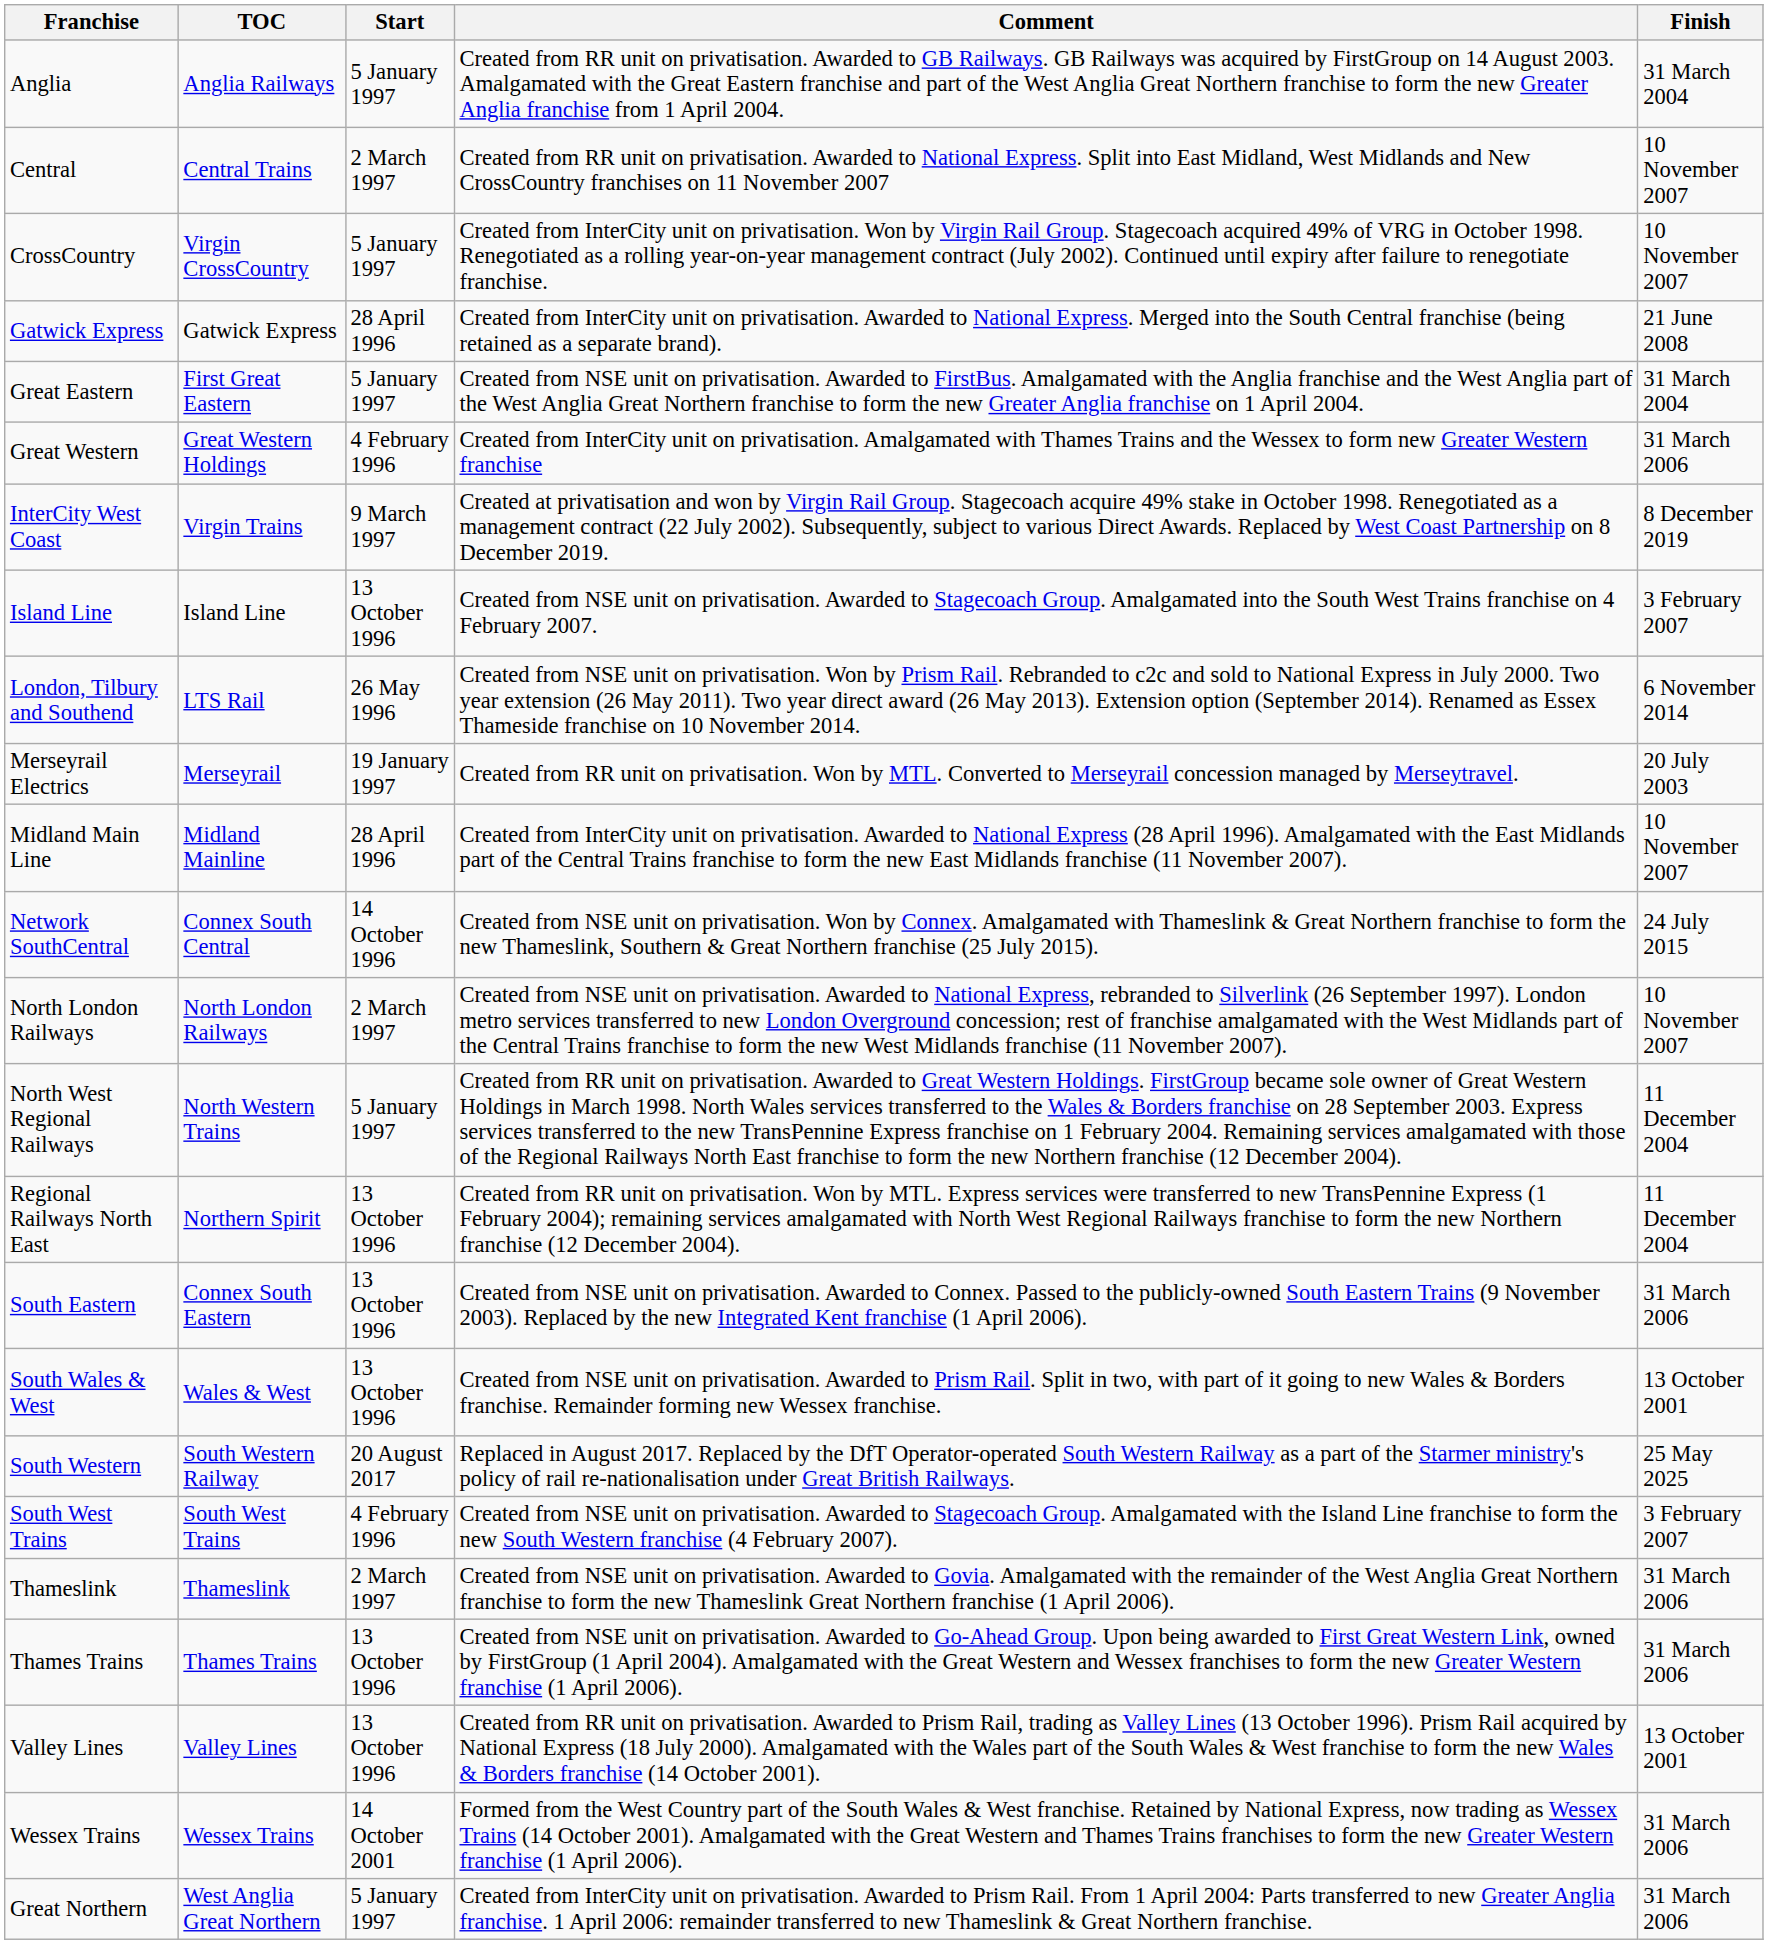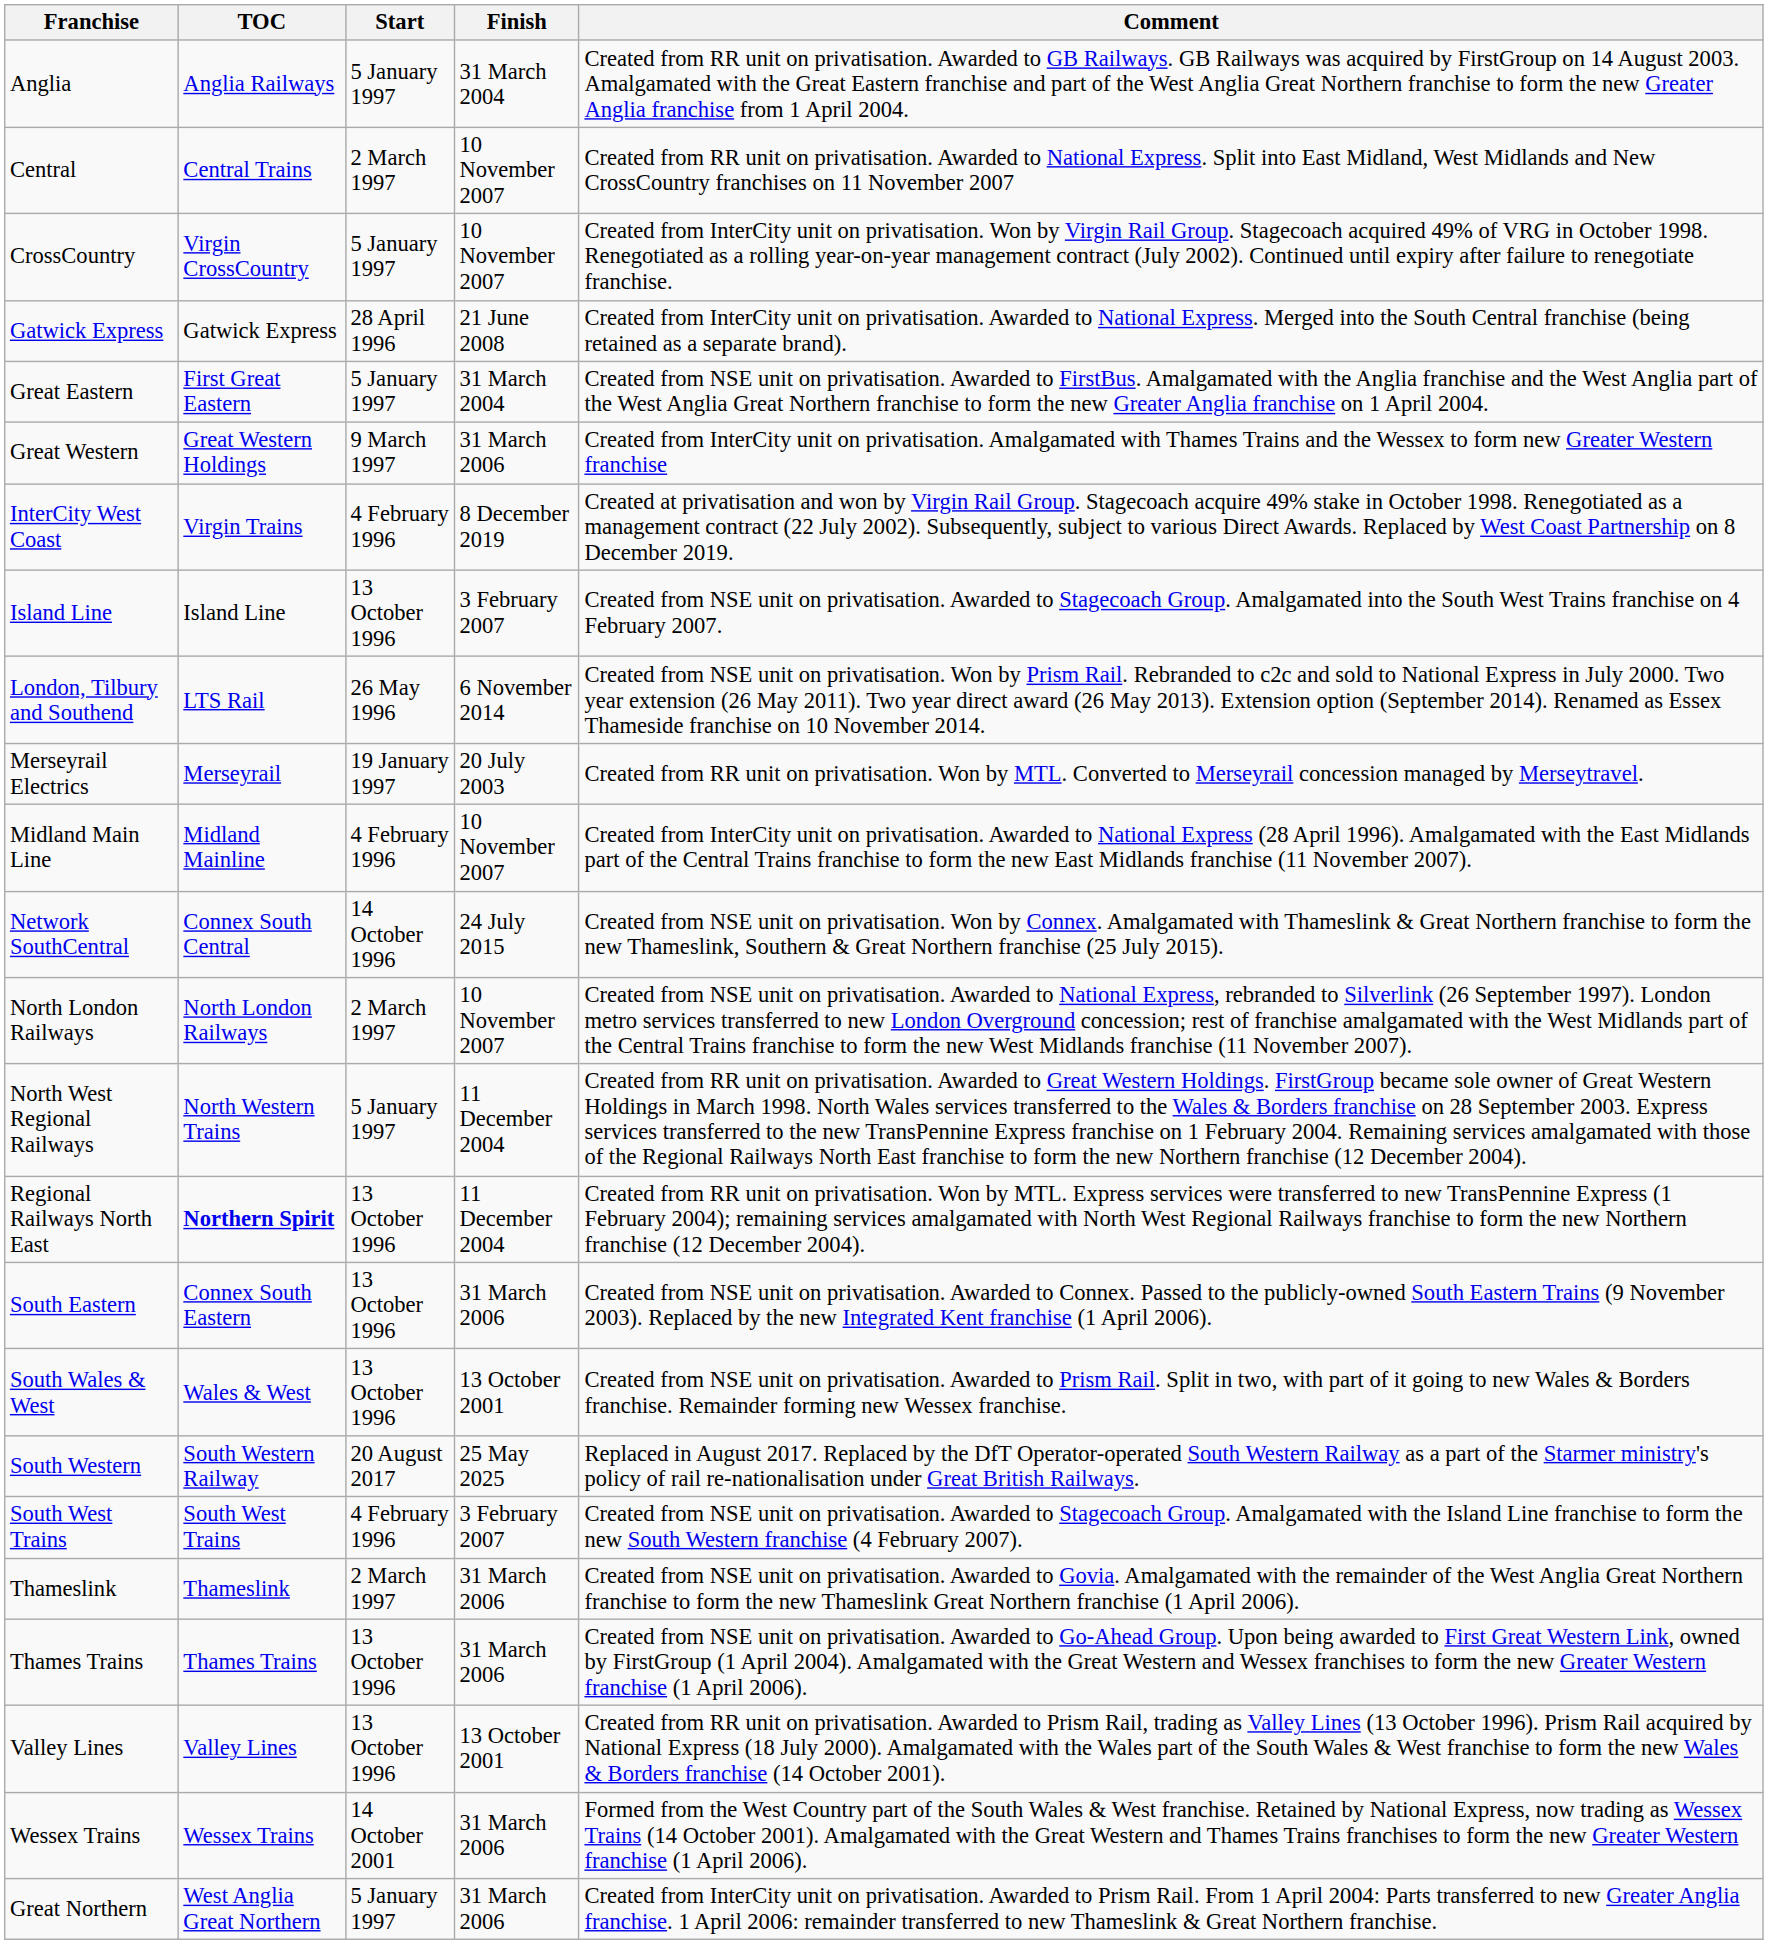columns swapped: (1700, 22) <-> (1046, 22)
(400, 452) 4 February 1996 -> (388, 452) 9 March 1997
(388, 526) 9 March 1997 -> (400, 526) 4 February 1996
(388, 847) 28 April 1996 -> (400, 847) 4 February 1996
(252, 1218) normal -> (259, 1218) bold
